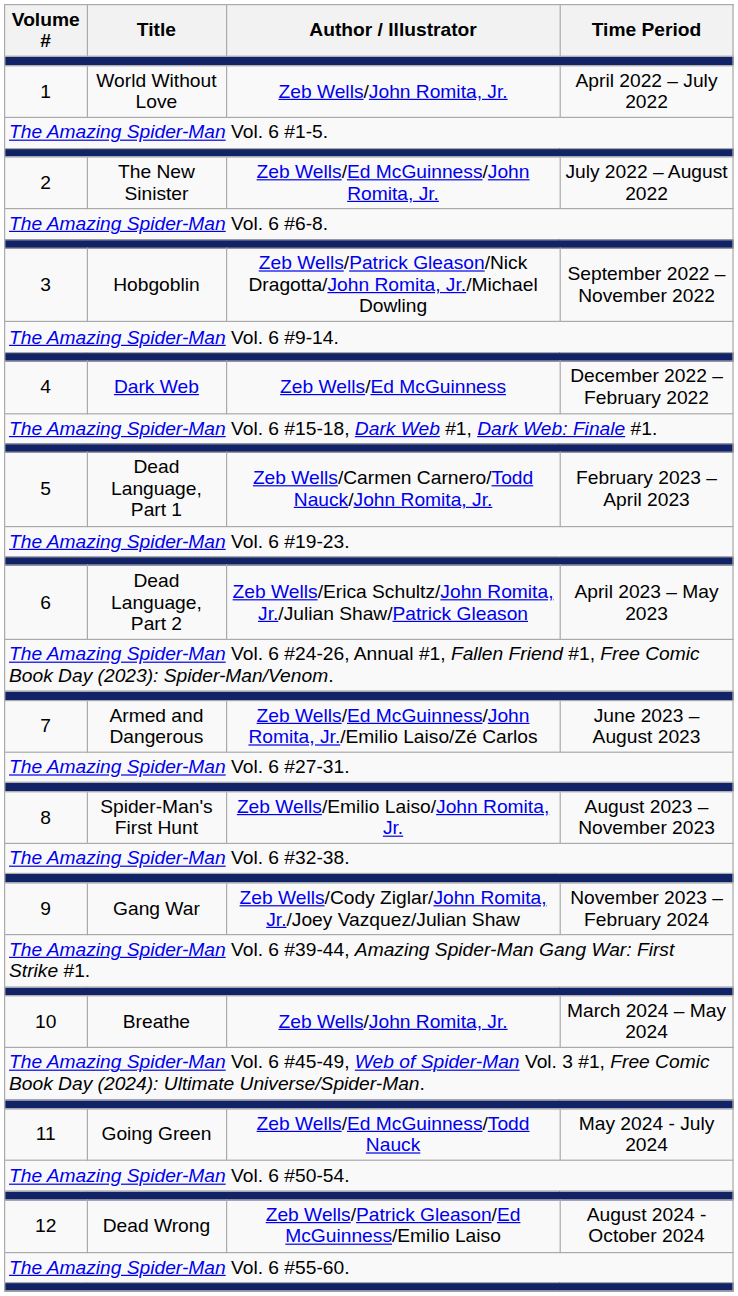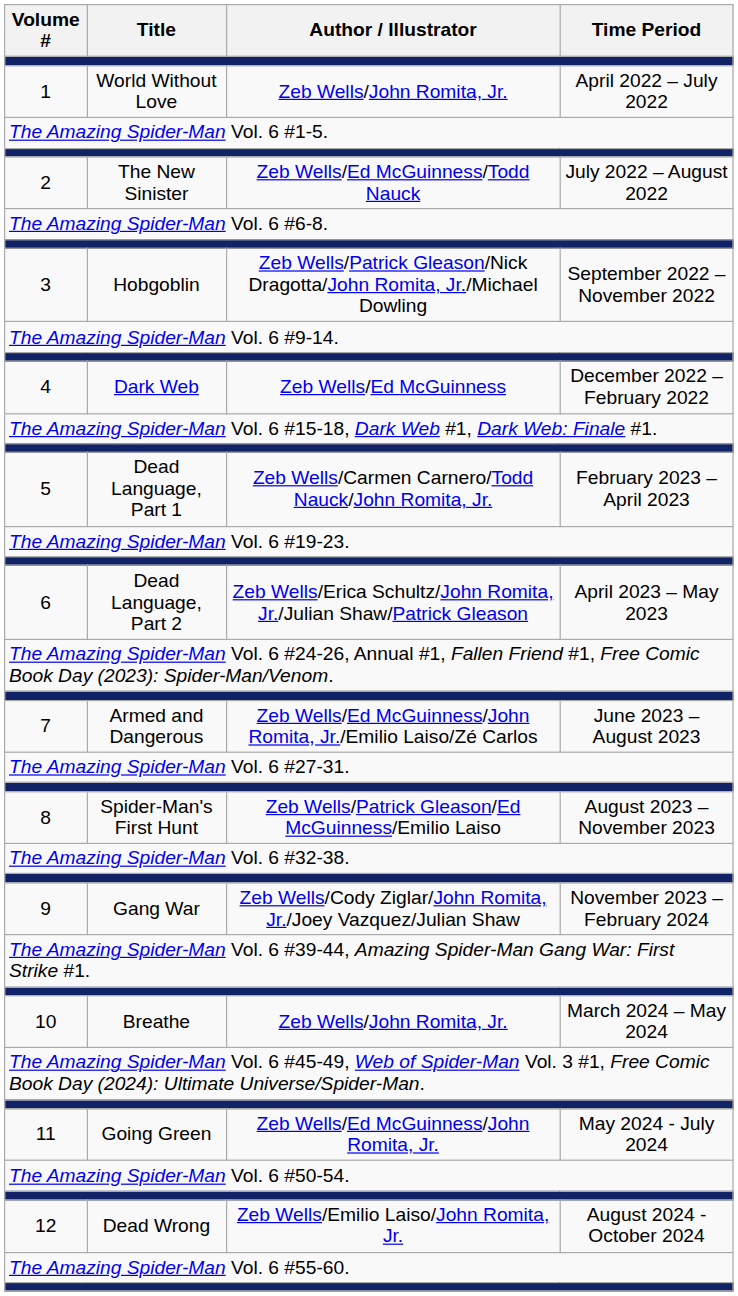(393, 182) Zeb Wells/Ed McGuinness/John Romita, Jr. -> (393, 182) Zeb Wells/Ed McGuinness/Todd Nauck
(393, 817) Zeb Wells/Emilio Laiso/John Romita, Jr. -> (393, 817) Zeb Wells/Patrick Gleason/Ed McGuinness/Emilio Laiso
(393, 1134) Zeb Wells/Ed McGuinness/Todd Nauck -> (393, 1134) Zeb Wells/Ed McGuinness/John Romita, Jr.
(393, 1225) Zeb Wells/Patrick Gleason/Ed McGuinness/Emilio Laiso -> (393, 1225) Zeb Wells/Emilio Laiso/John Romita, Jr.
